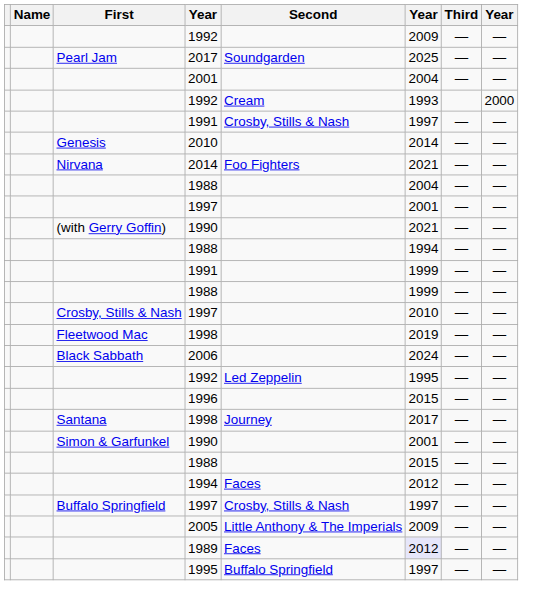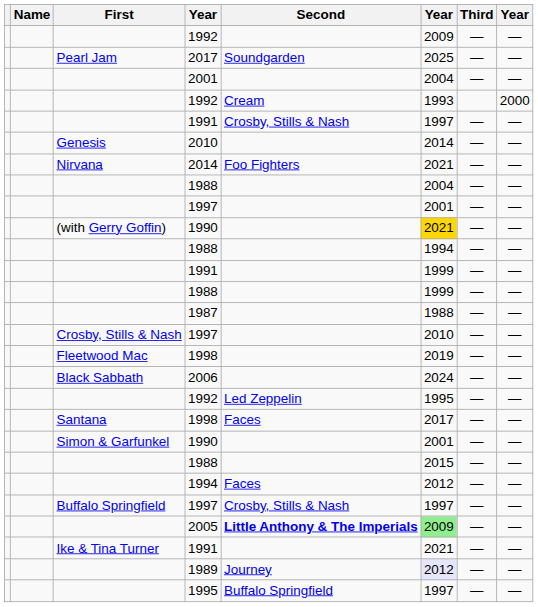(423, 228) no background -> (439, 228) gold background
+ row: (119, 313)
- row: (119, 399)
(248, 420) Journey -> (242, 420) Faces
(313, 526) normal -> (321, 526) bold
(423, 526) no background -> (439, 526) lightgreen background
+ row: (108, 548)
(242, 548) Faces -> (248, 569) Journey
